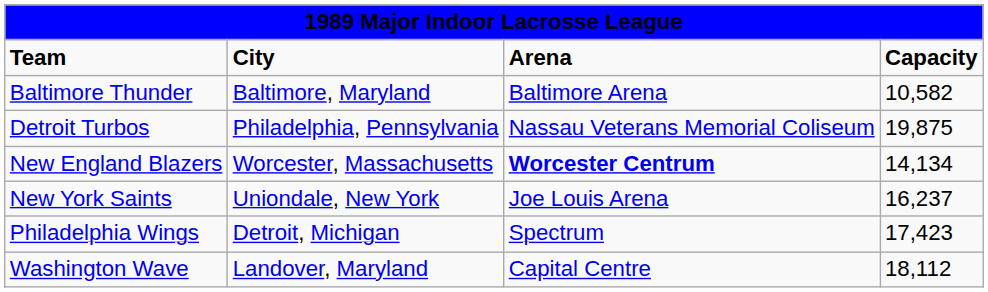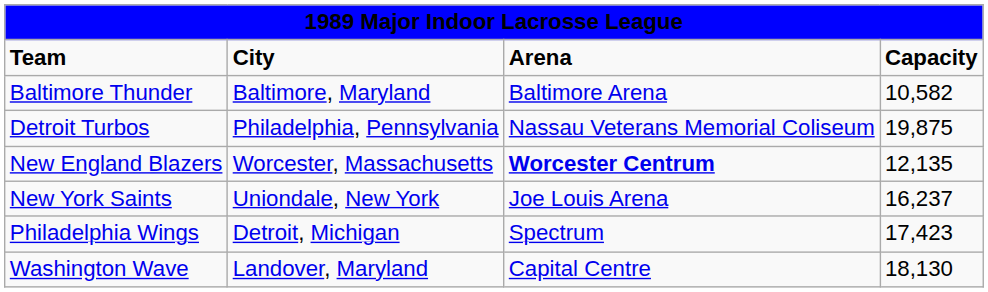(919, 163) 14,134 -> (919, 163) 12,135
(918, 269) 18,112 -> (919, 269) 18,130
